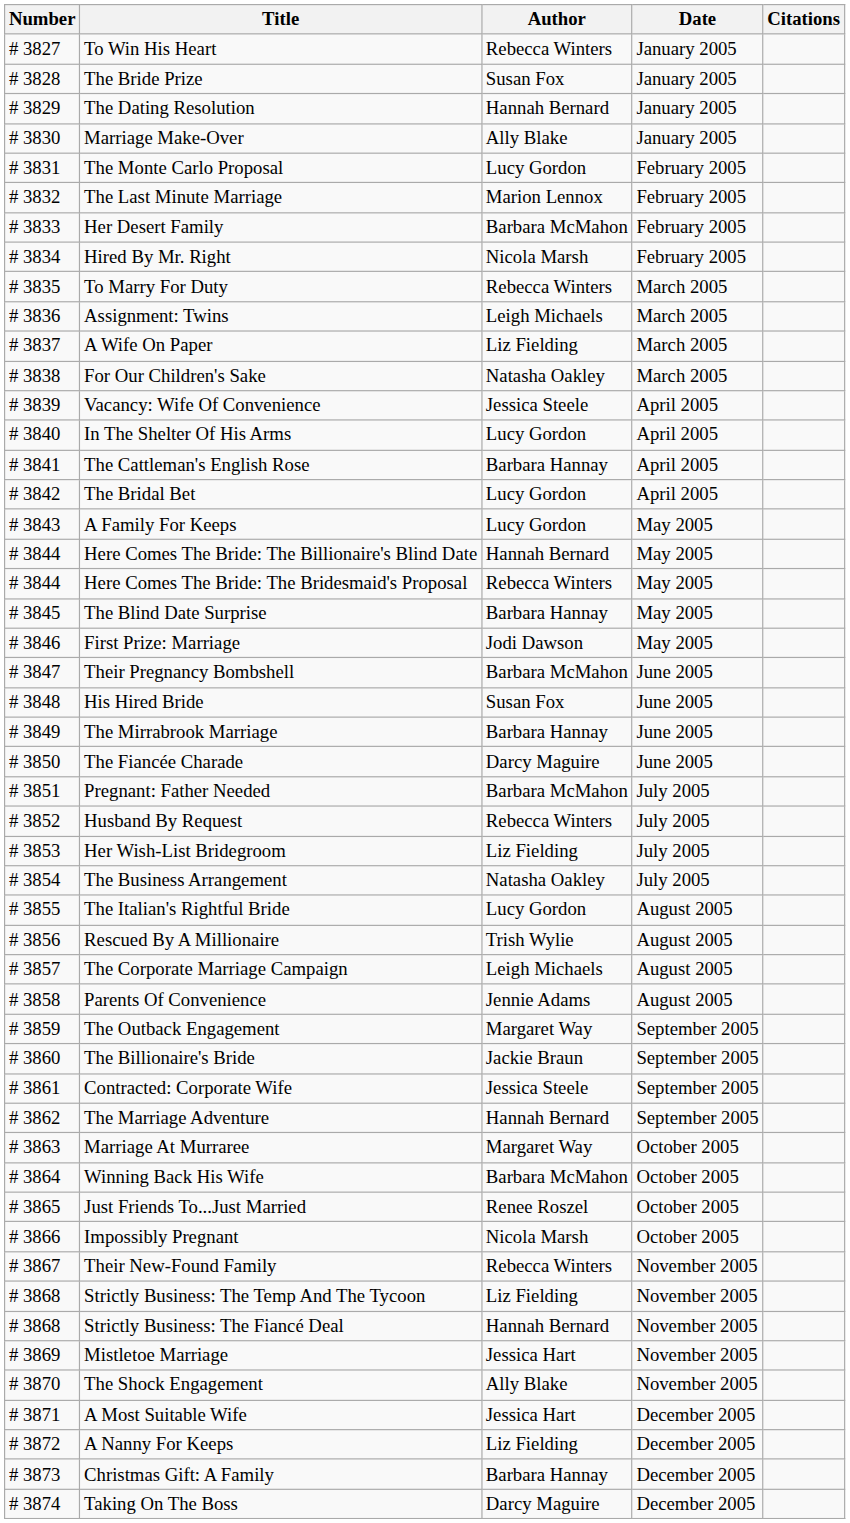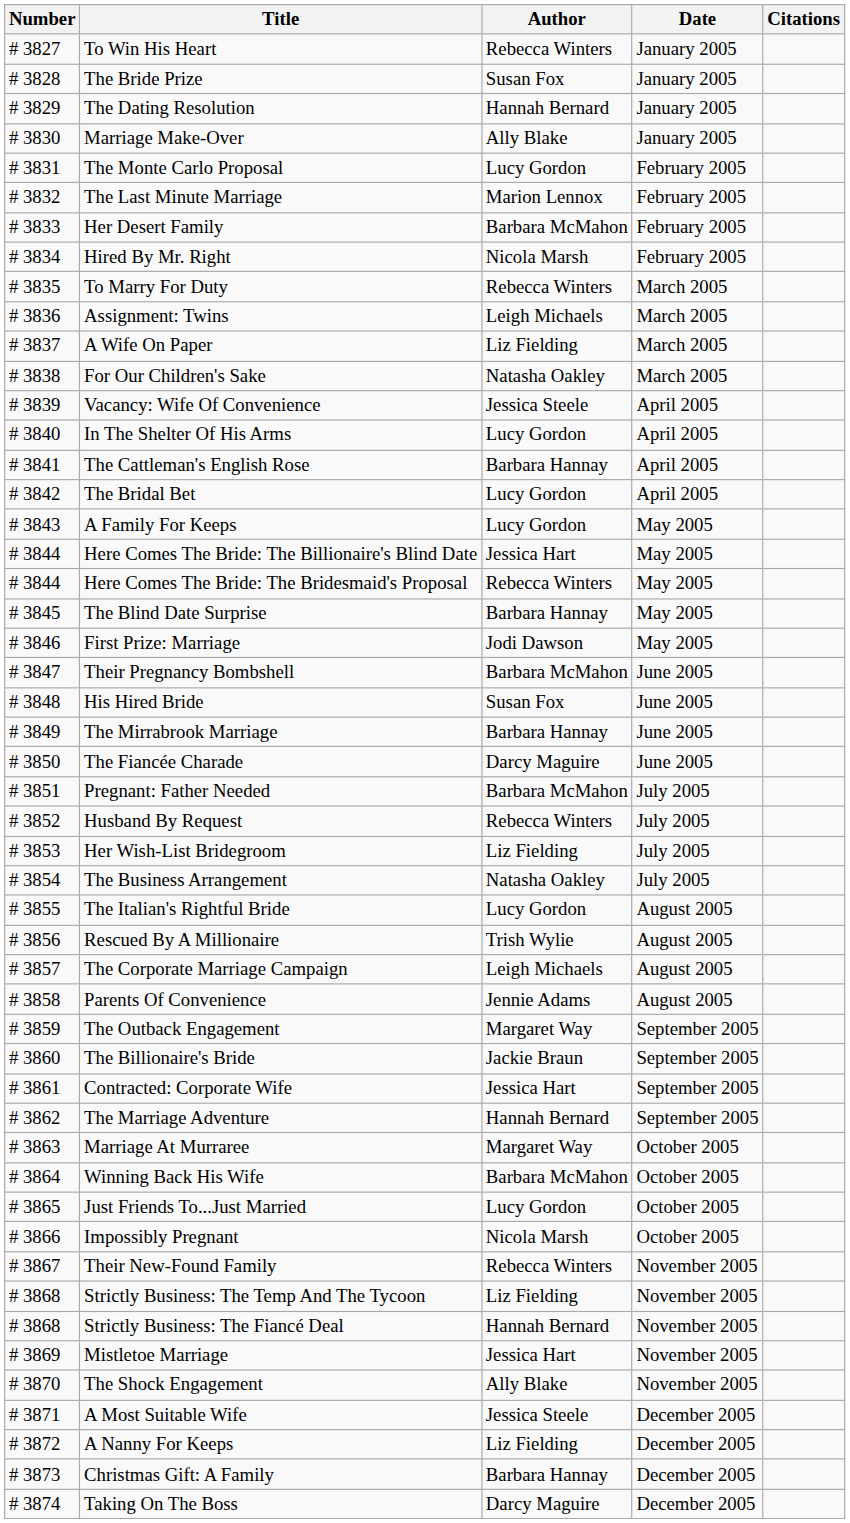(547, 553) Hannah Bernard -> (531, 553) Jessica Hart
(537, 1088) Jessica Steele -> (531, 1088) Jessica Hart
(537, 1206) Renee Roszel -> (536, 1206) Lucy Gordon
(531, 1414) Jessica Hart -> (537, 1414) Jessica Steele
